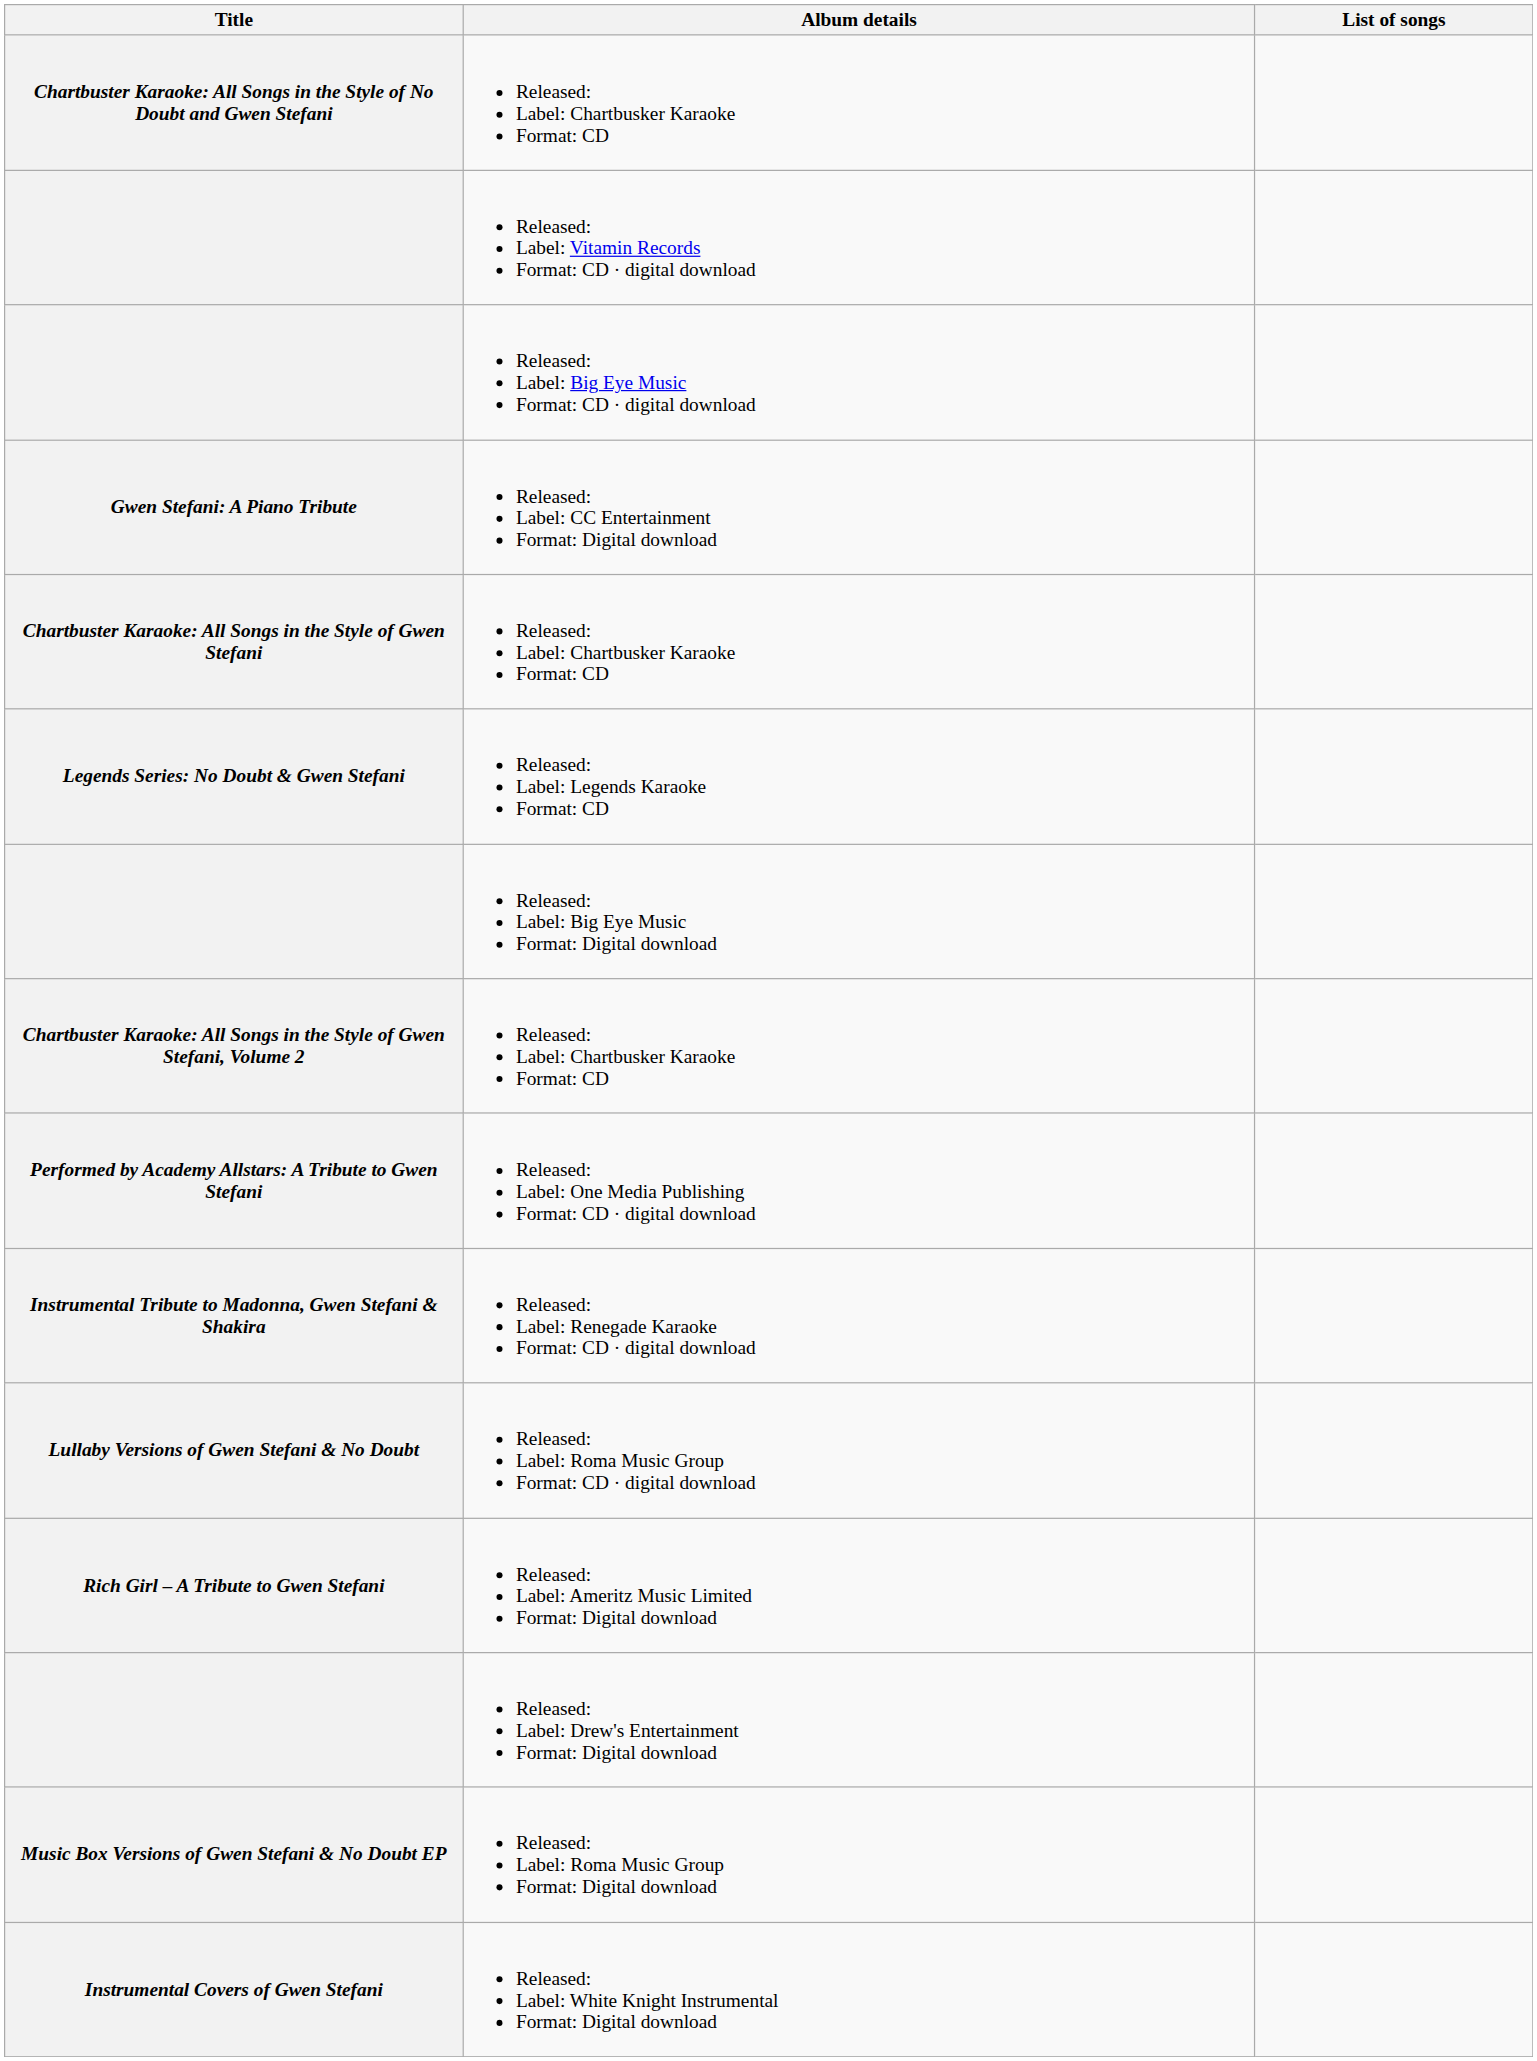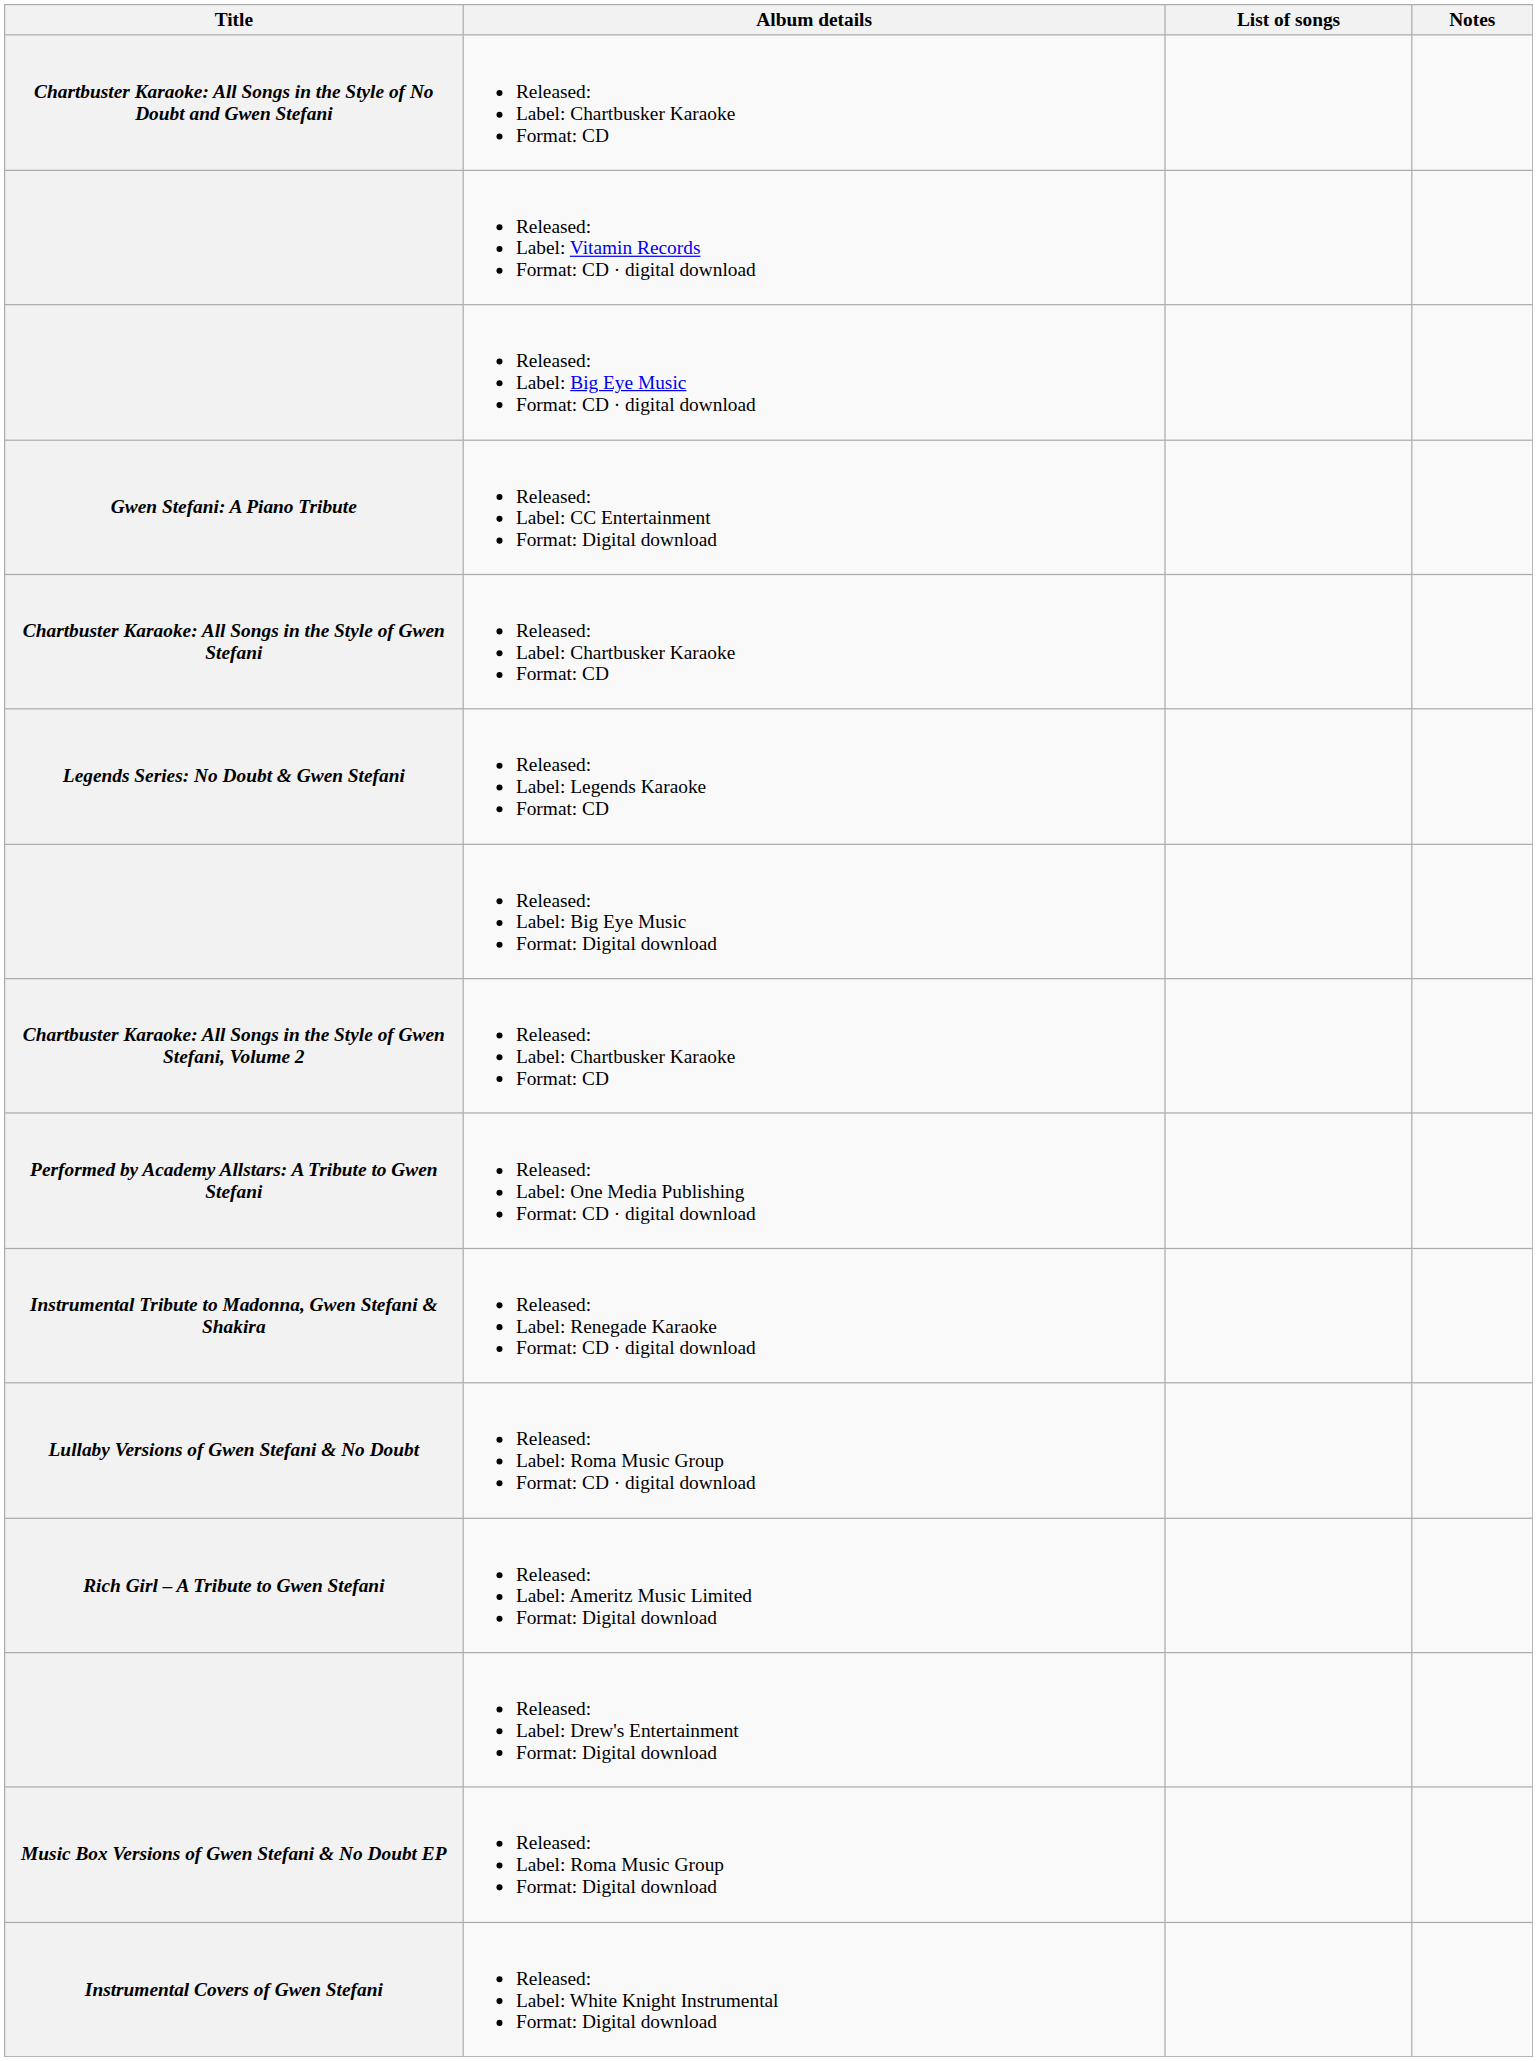+ column: (1472, 19)
